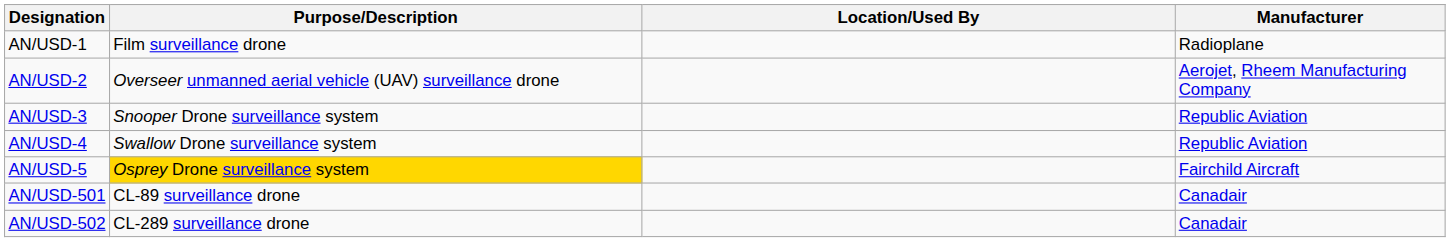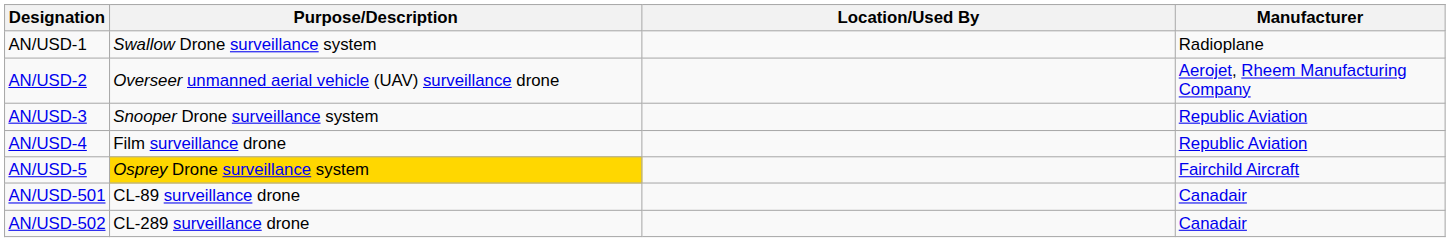(200, 44) Film surveillance drone -> (245, 44) Swallow Drone surveillance system
(245, 143) Swallow Drone surveillance system -> (200, 143) Film surveillance drone
